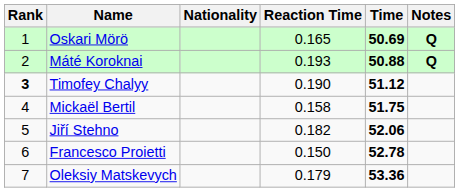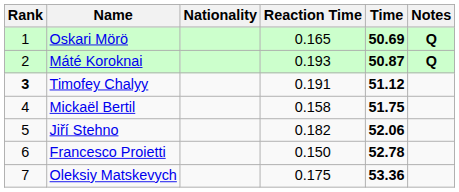(387, 61) 50.88 -> (387, 61) 50.87
(313, 84) 0.190 -> (313, 84) 0.191
(313, 175) 0.179 -> (313, 175) 0.175
